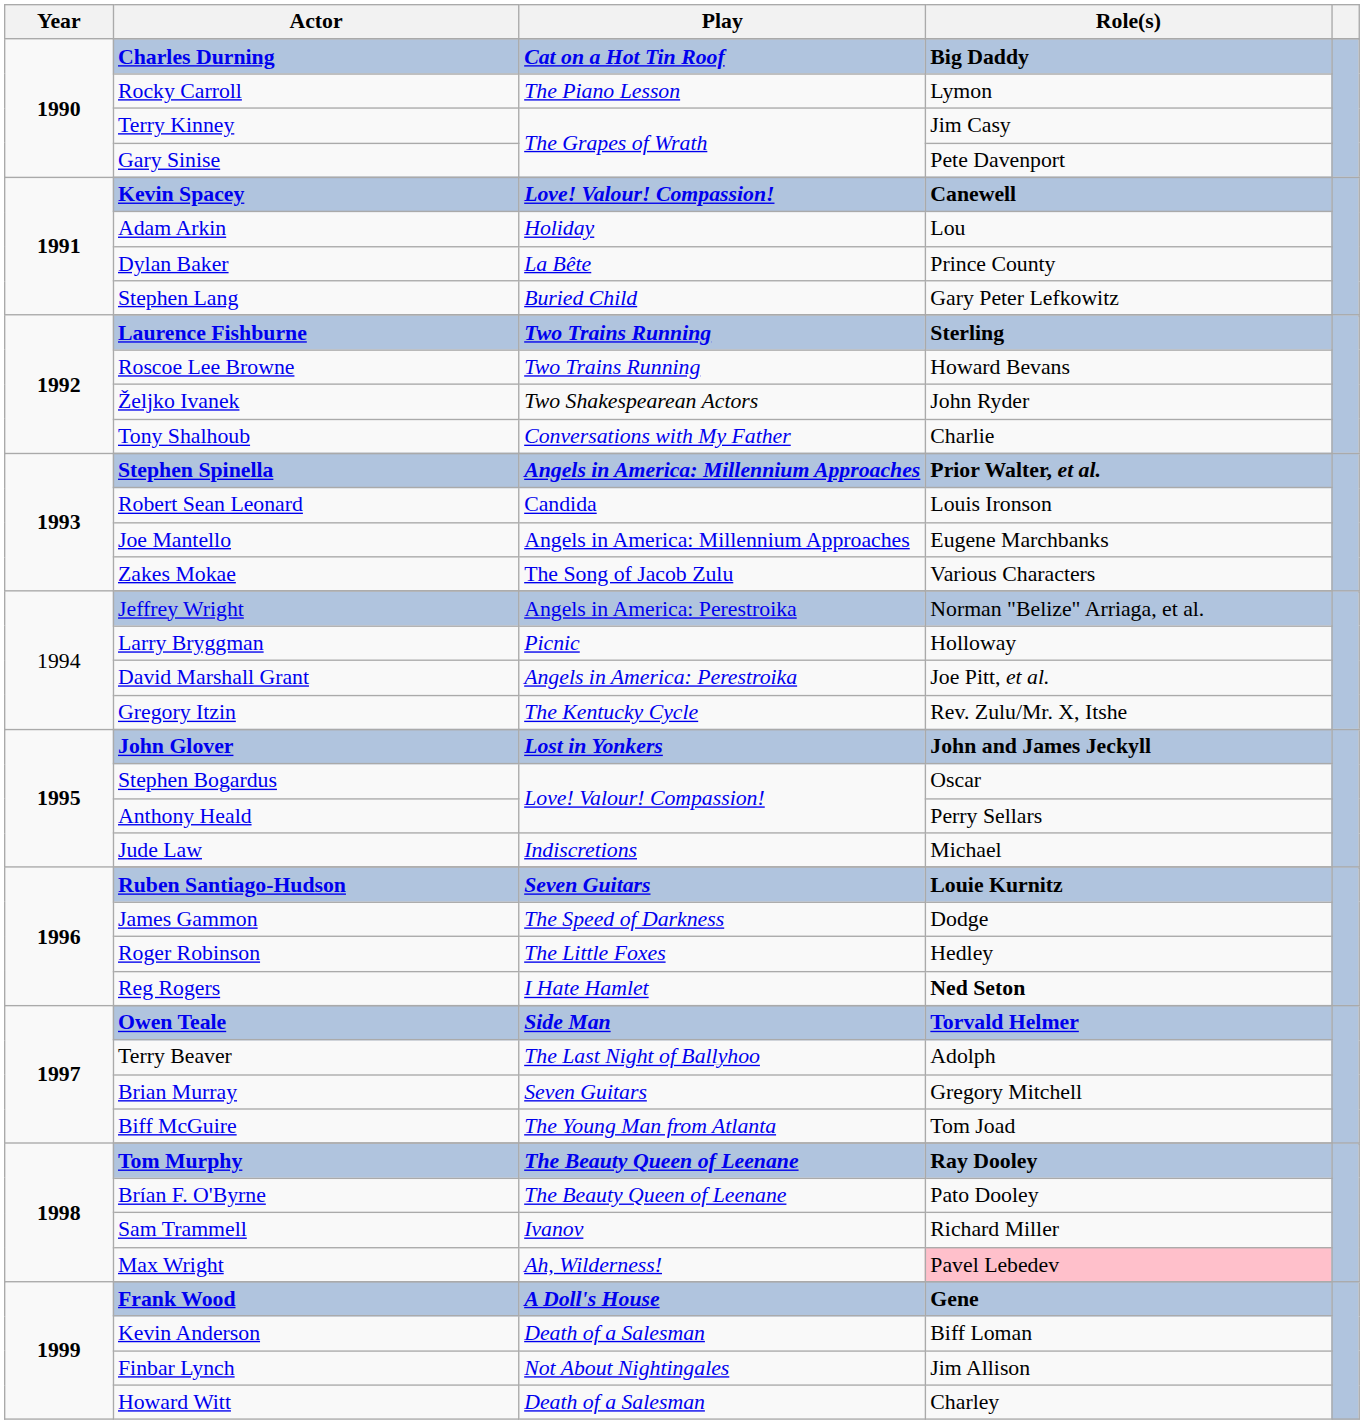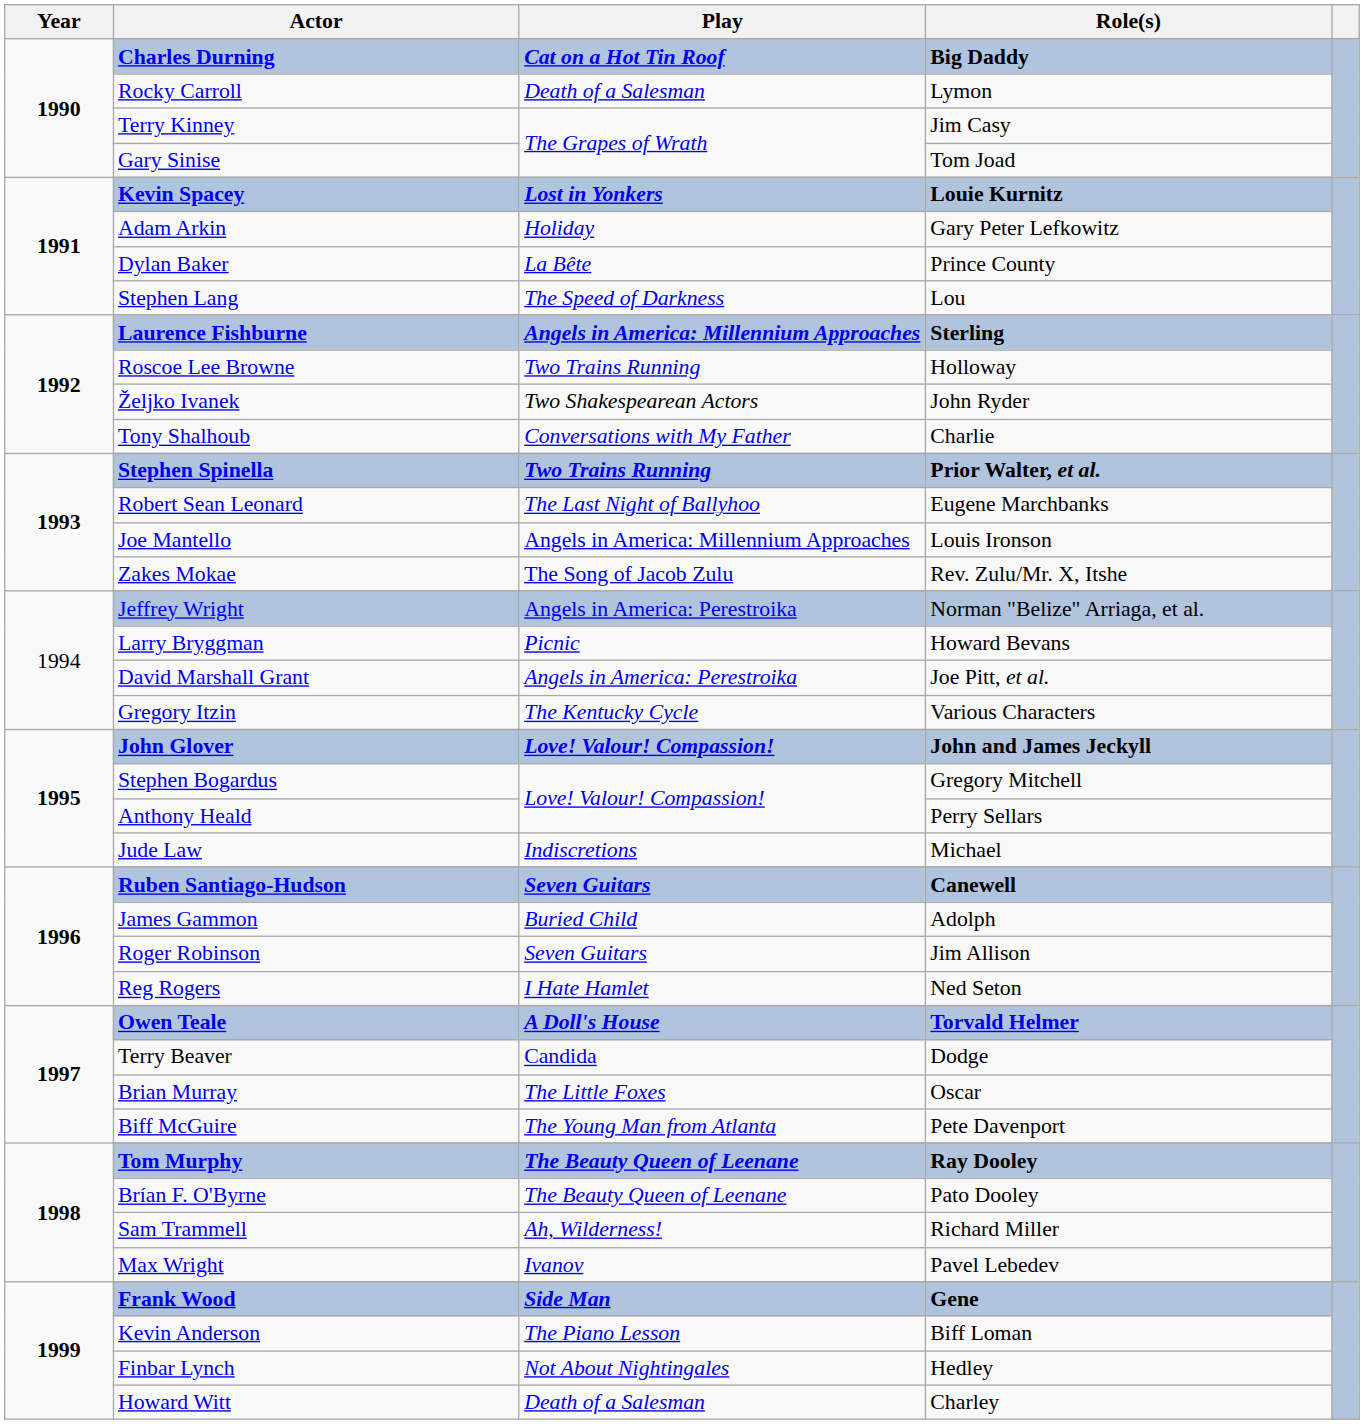(602, 90) The Piano Lesson -> (615, 90) Death of a Salesman
(998, 159) Pete Davenport -> (973, 159) Tom Joad
(649, 194) Love! Valour! Compassion! -> (594, 194) Lost in Yonkers
(973, 194) Canewell -> (997, 194) Louie Kurnitz
(948, 228) Lou -> (1025, 228) Gary Peter Lefkowitz
(581, 297) Buried Child -> (624, 297) The Speed of Darkness
(1025, 297) Gary Peter Lefkowitz -> (948, 297) Lou
(618, 332) Two Trains Running -> (722, 332) Angels in America: Millennium Approaches
(1000, 366) Howard Bevans -> (973, 366) Holloway
(722, 470) Angels in America: Millennium Approaches -> (618, 470) Two Trains Running
(560, 504) Candida -> (642, 504) The Last Night of Ballyhoo
(991, 504) Louis Ironson -> (1019, 504) Eugene Marchbanks
(1019, 539) Eugene Marchbanks -> (991, 539) Louis Ironson
(1013, 573) Various Characters -> (1029, 573) Rev. Zulu/Mr. X, Itshe
(973, 642) Holloway -> (1000, 642) Howard Bevans
(1029, 711) Rev. Zulu/Mr. X, Itshe -> (1013, 711) Various Characters
(594, 746) Lost in Yonkers -> (649, 746) Love! Valour! Compassion!
(956, 780) Oscar -> (1006, 780) Gregory Mitchell
(997, 884) Louie Kurnitz -> (973, 884) Canewell
(624, 919) The Speed of Darkness -> (581, 919) Buried Child
(959, 919) Dodge -> (963, 919) Adolph
(595, 953) The Little Foxes -> (586, 953) Seven Guitars
(962, 953) Hedley -> (980, 953) Jim Allison
(978, 988) bold -> (976, 988) normal
(567, 1022) Side Man -> (592, 1022) A Doll's House
(642, 1057) The Last Night of Ballyhoo -> (560, 1057) Candida
(963, 1057) Adolph -> (959, 1057) Dodge
(586, 1091) Seven Guitars -> (595, 1091) The Little Foxes
(1006, 1091) Gregory Mitchell -> (956, 1091) Oscar
(973, 1126) Tom Joad -> (998, 1126) Pete Davenport
(554, 1229) Ivanov -> (593, 1229) Ah, Wilderness!
(593, 1264) Ah, Wilderness! -> (554, 1264) Ivanov
(995, 1264) pink background -> (995, 1264) no background
(592, 1298) A Doll's House -> (567, 1298) Side Man
(615, 1333) Death of a Salesman -> (602, 1333) The Piano Lesson
(980, 1367) Jim Allison -> (962, 1367) Hedley
